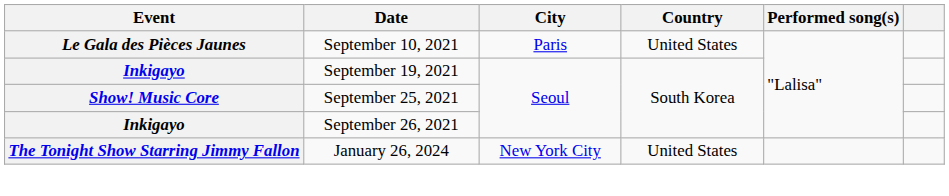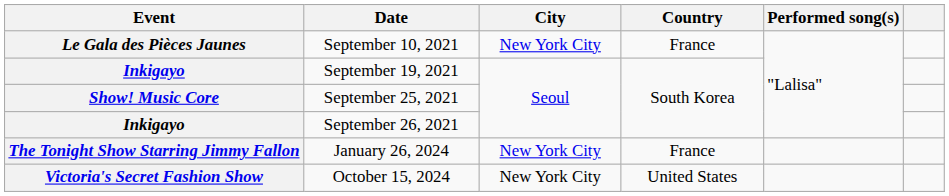(550, 44) Paris -> (550, 44) New York City
(692, 44) United States -> (692, 44) France
(692, 151) United States -> (692, 151) France
+ row: (391, 177)
